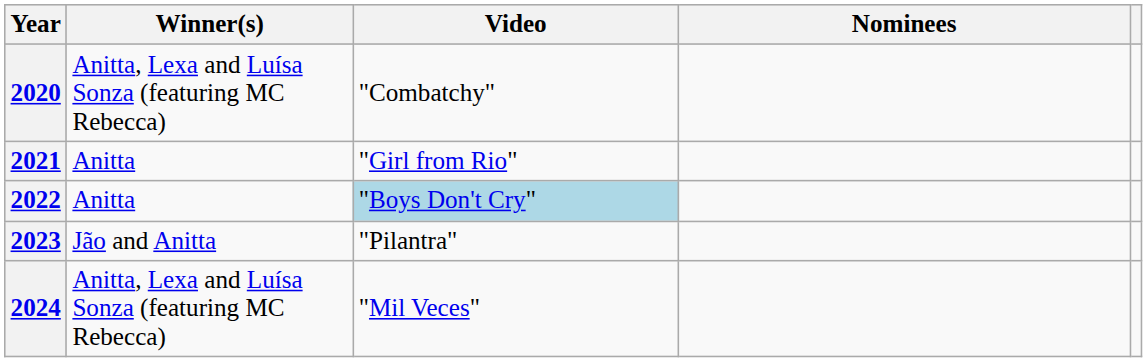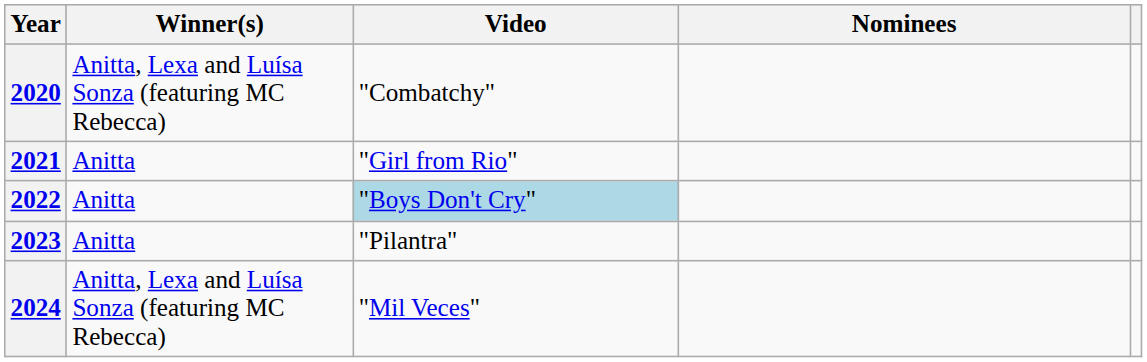(144, 240) Jão and Anitta -> (104, 240) Anitta
